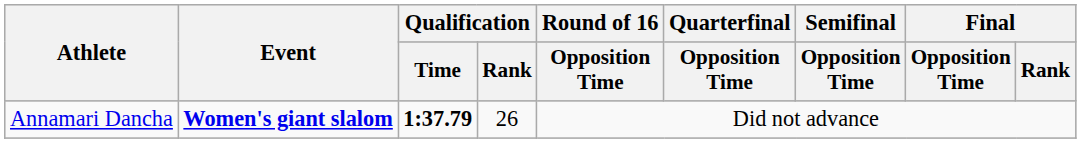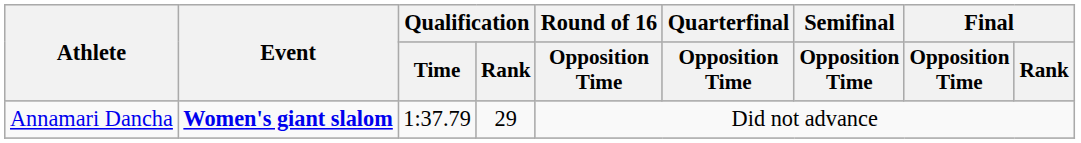(438, 119) bold -> (437, 119) normal
(507, 119) 26 -> (506, 119) 29
